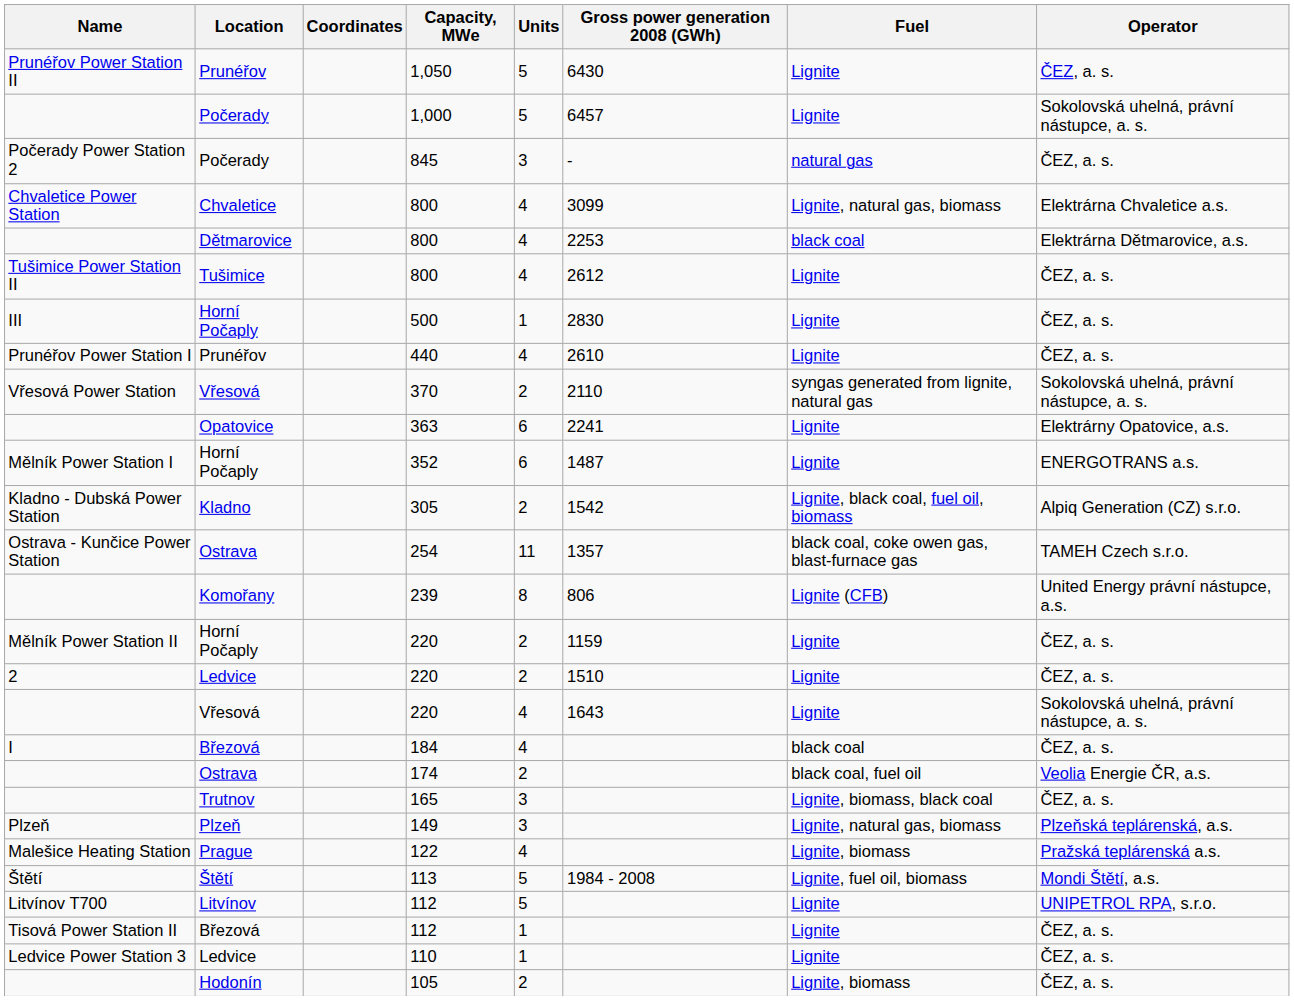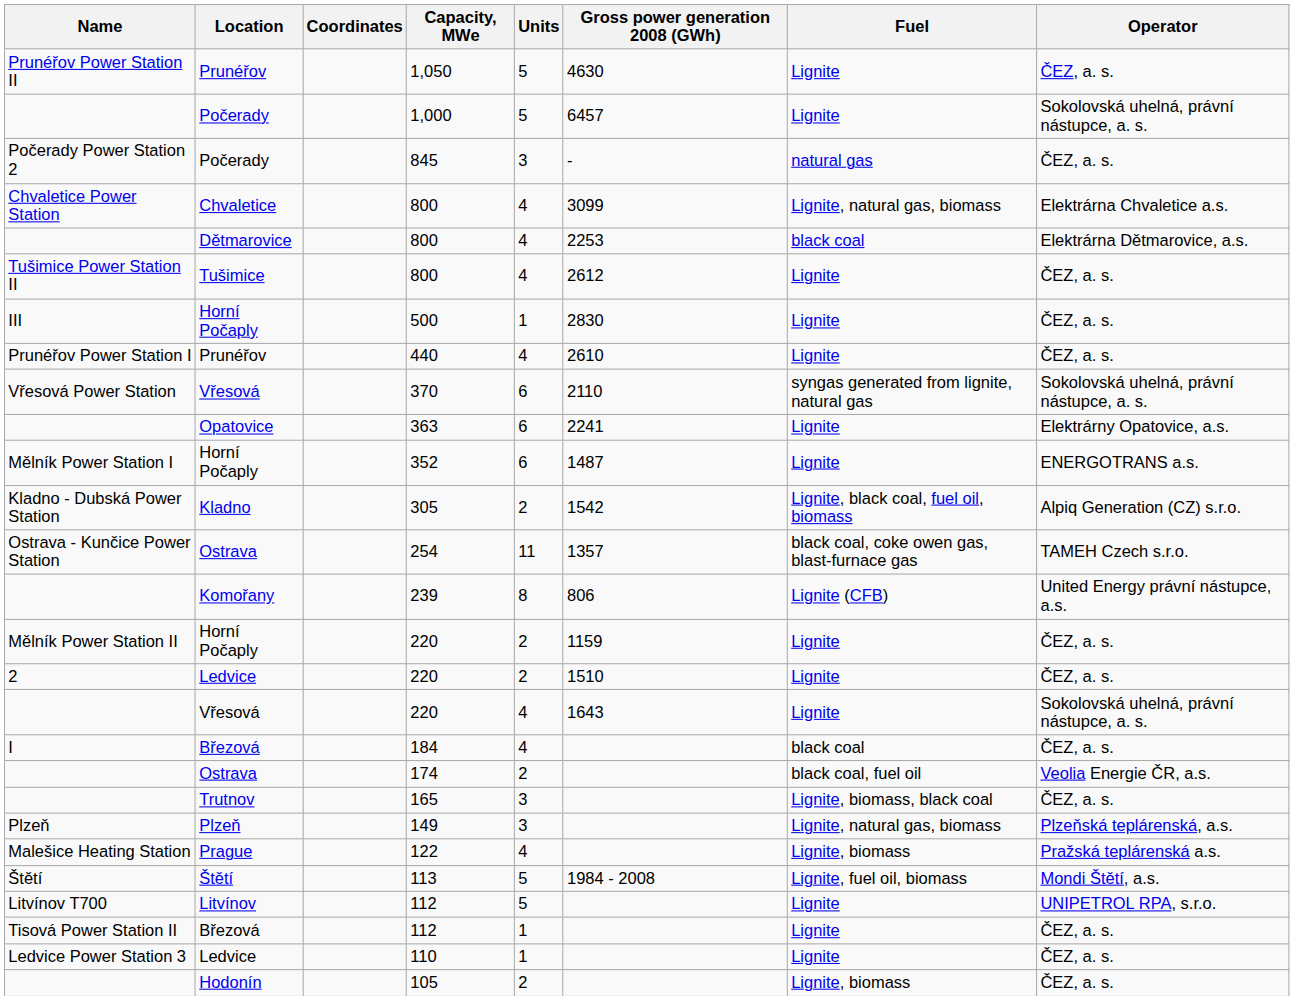(585, 71) 6430 -> (585, 71) 4630
(523, 391) 2 -> (523, 391) 6
